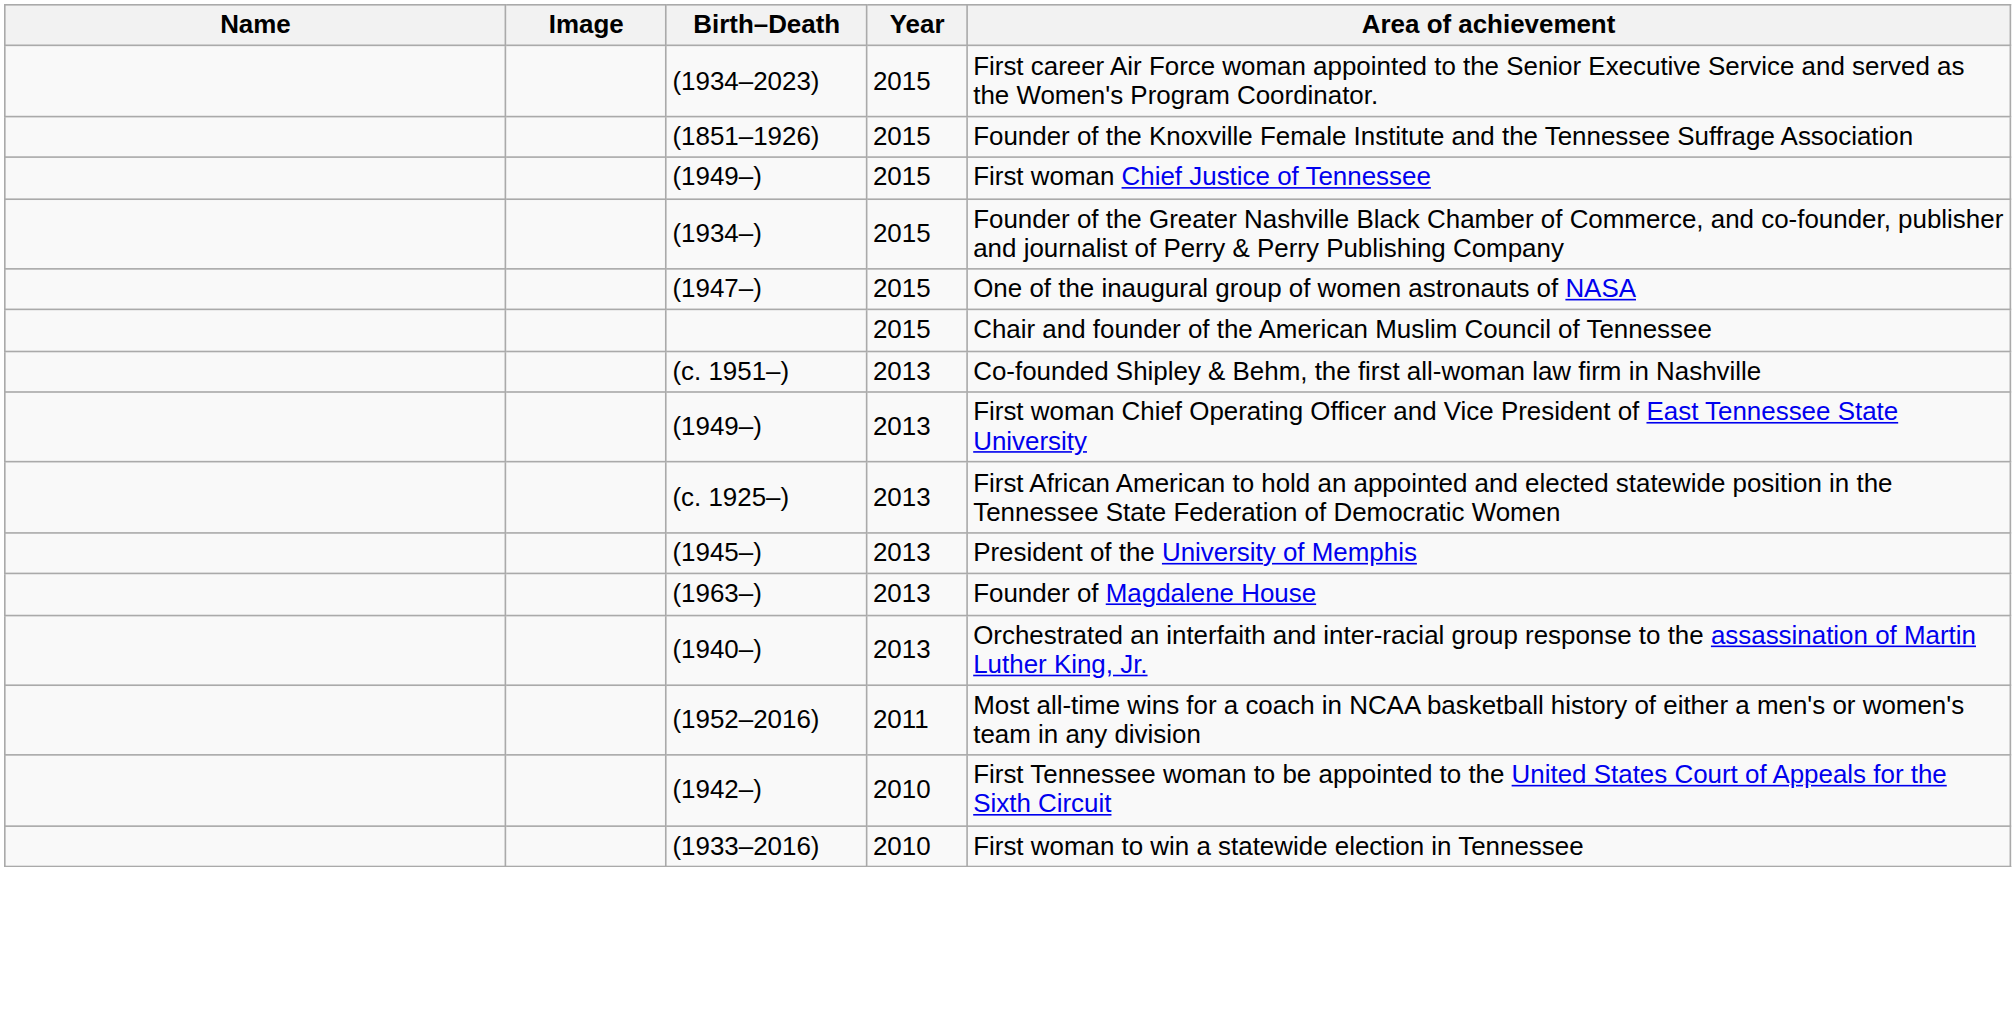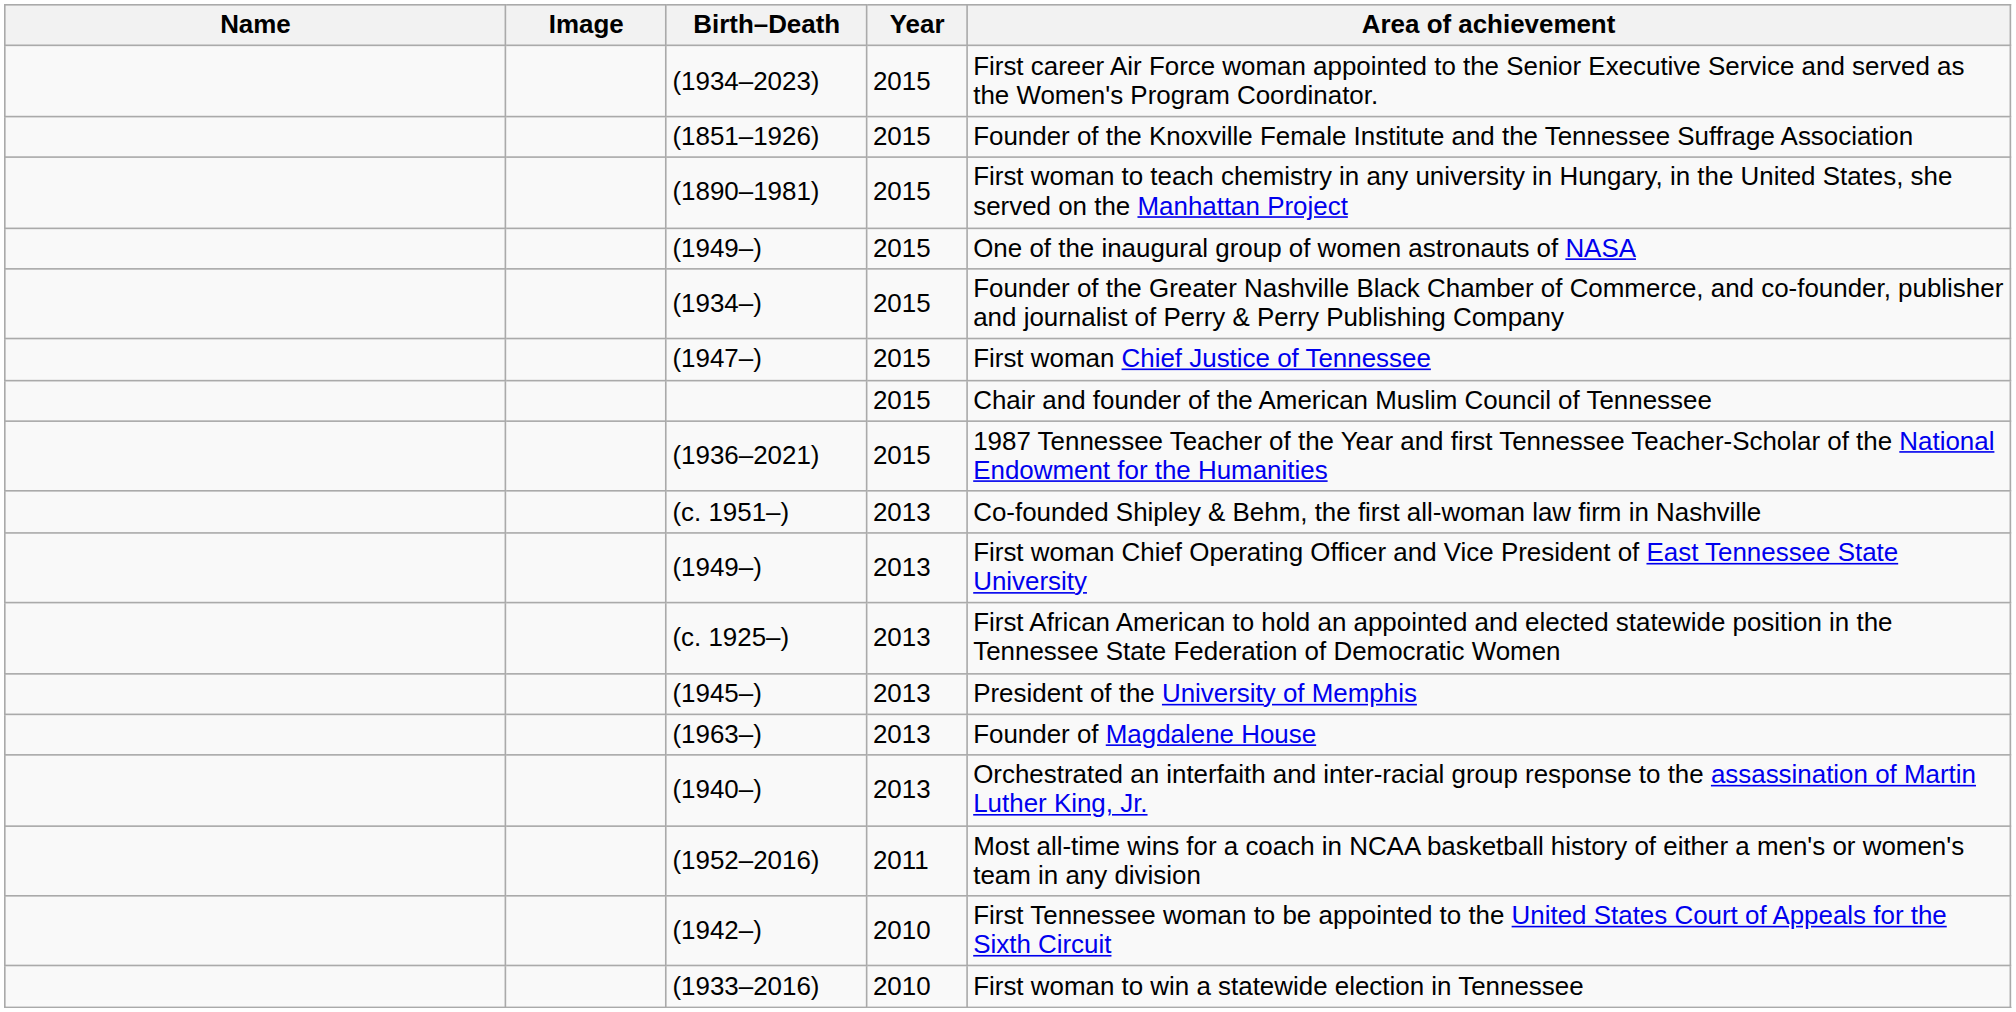+ row: (746, 192)
(1202, 177) First woman Chief Justice of Tennessee -> (1305, 247) One of the inaugural group of women astronauts of NASA
(1305, 288) One of the inaugural group of women astronauts of NASA -> (1202, 359) First woman Chief Justice of Tennessee
+ row: (746, 455)
